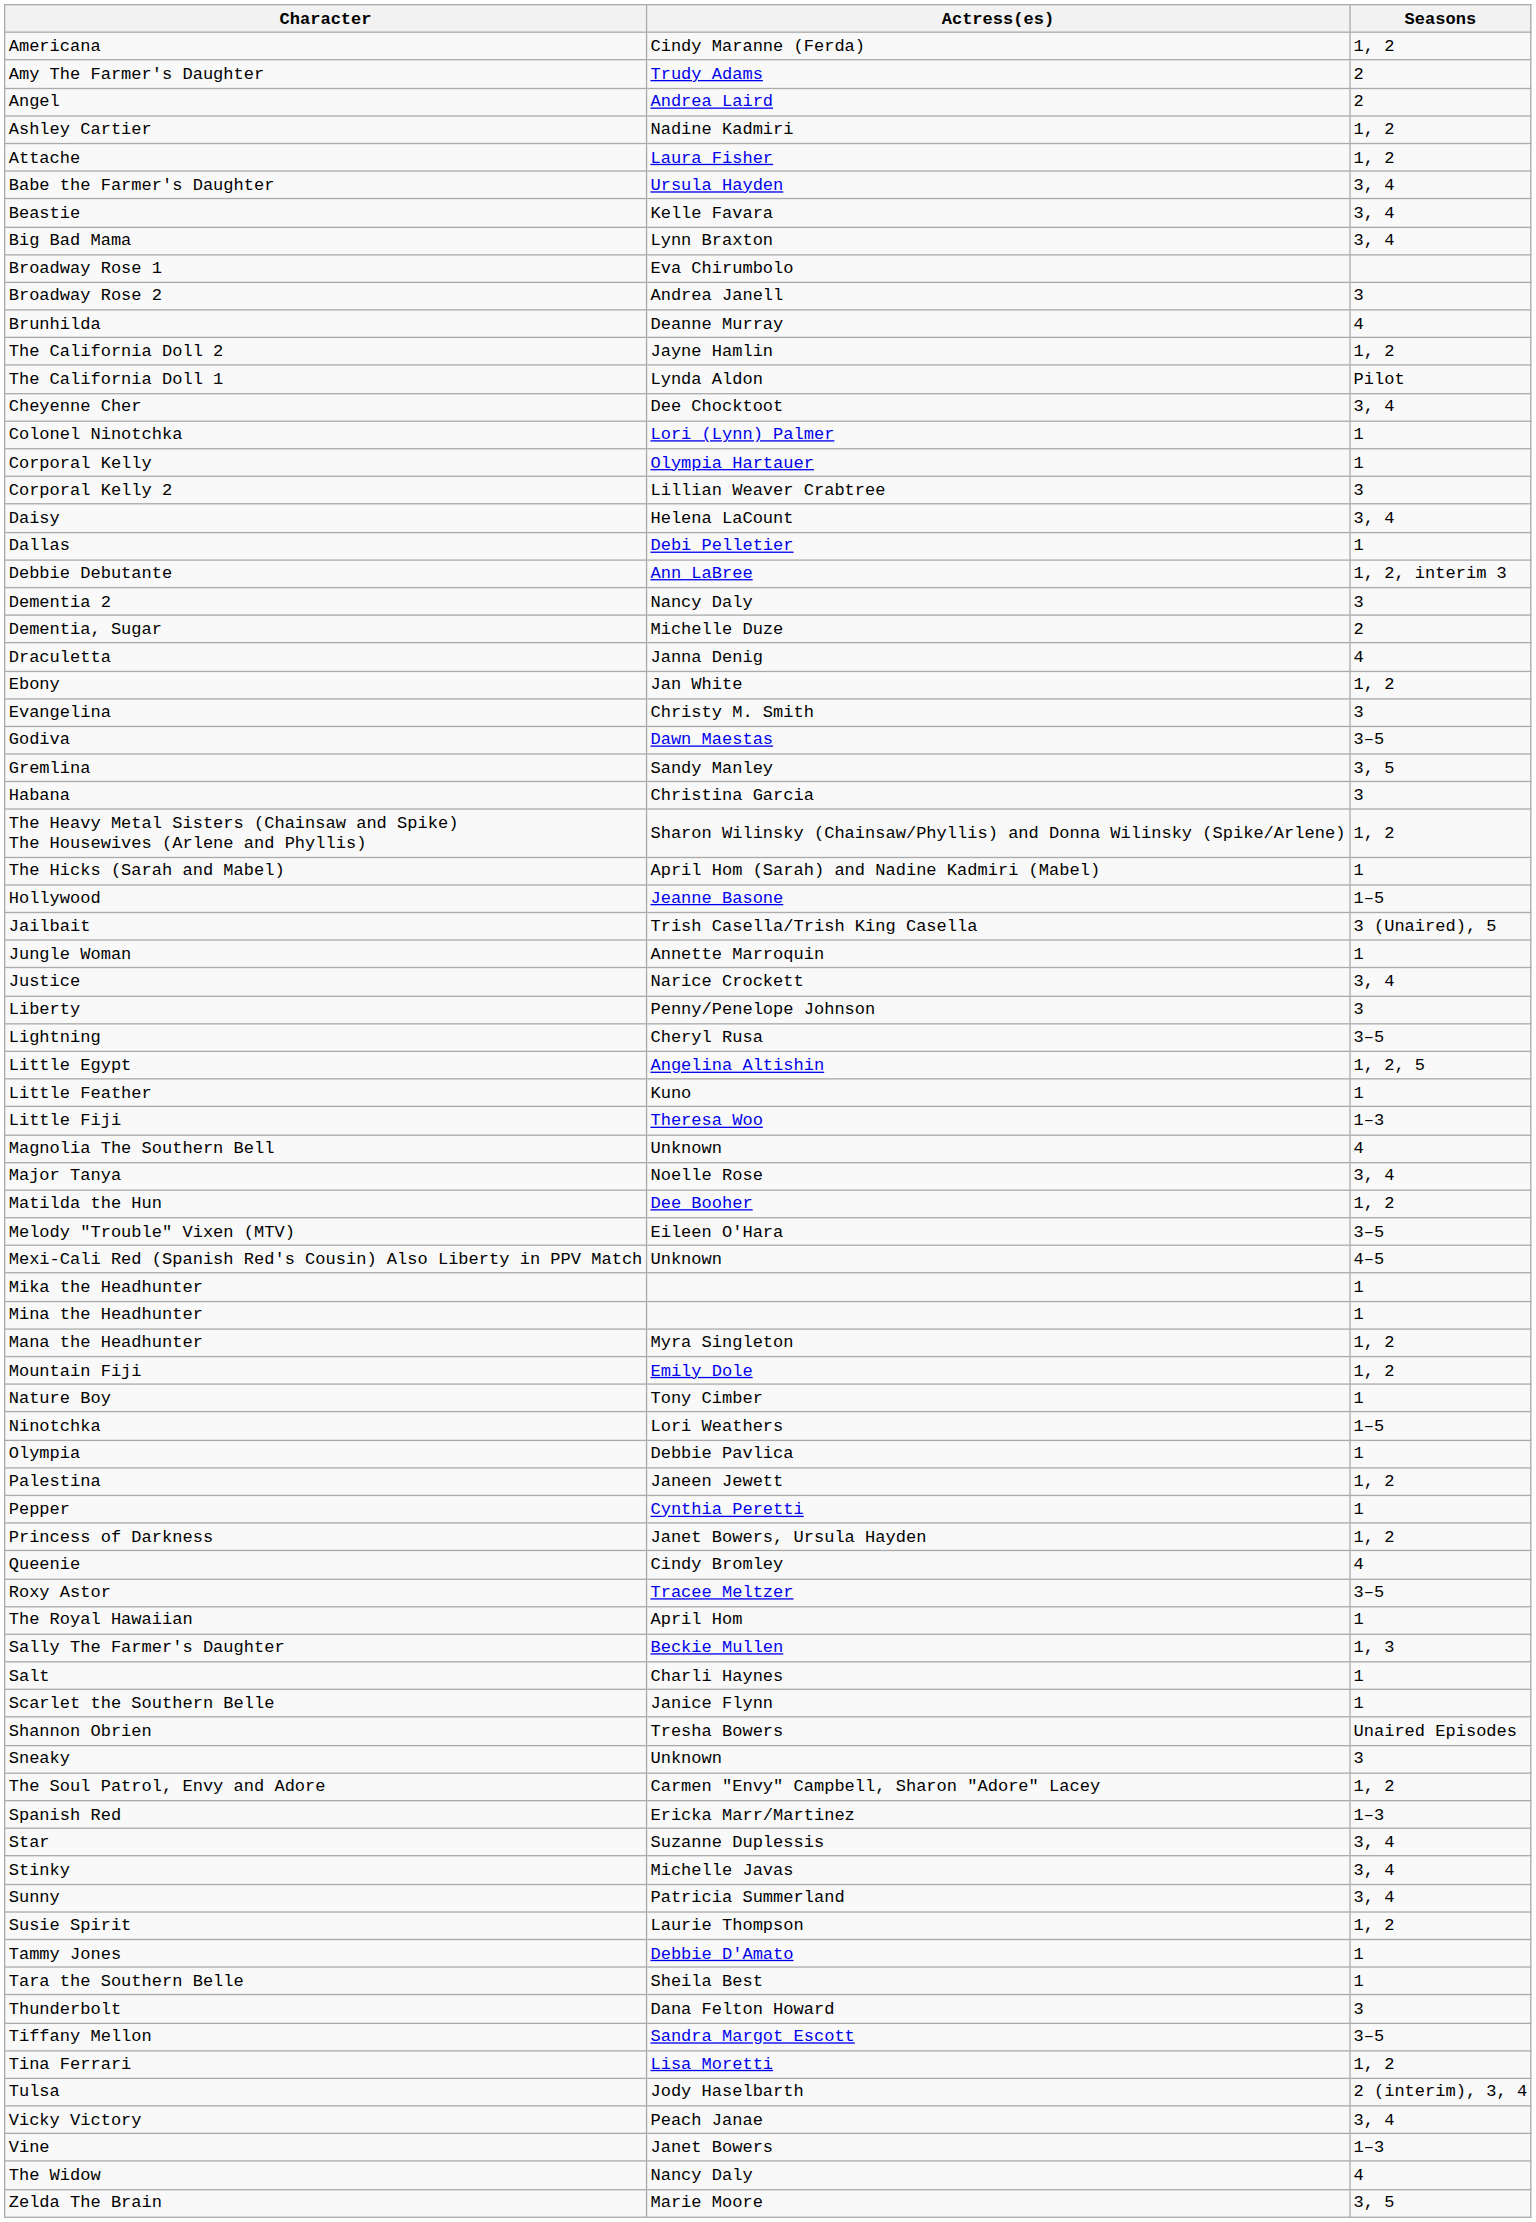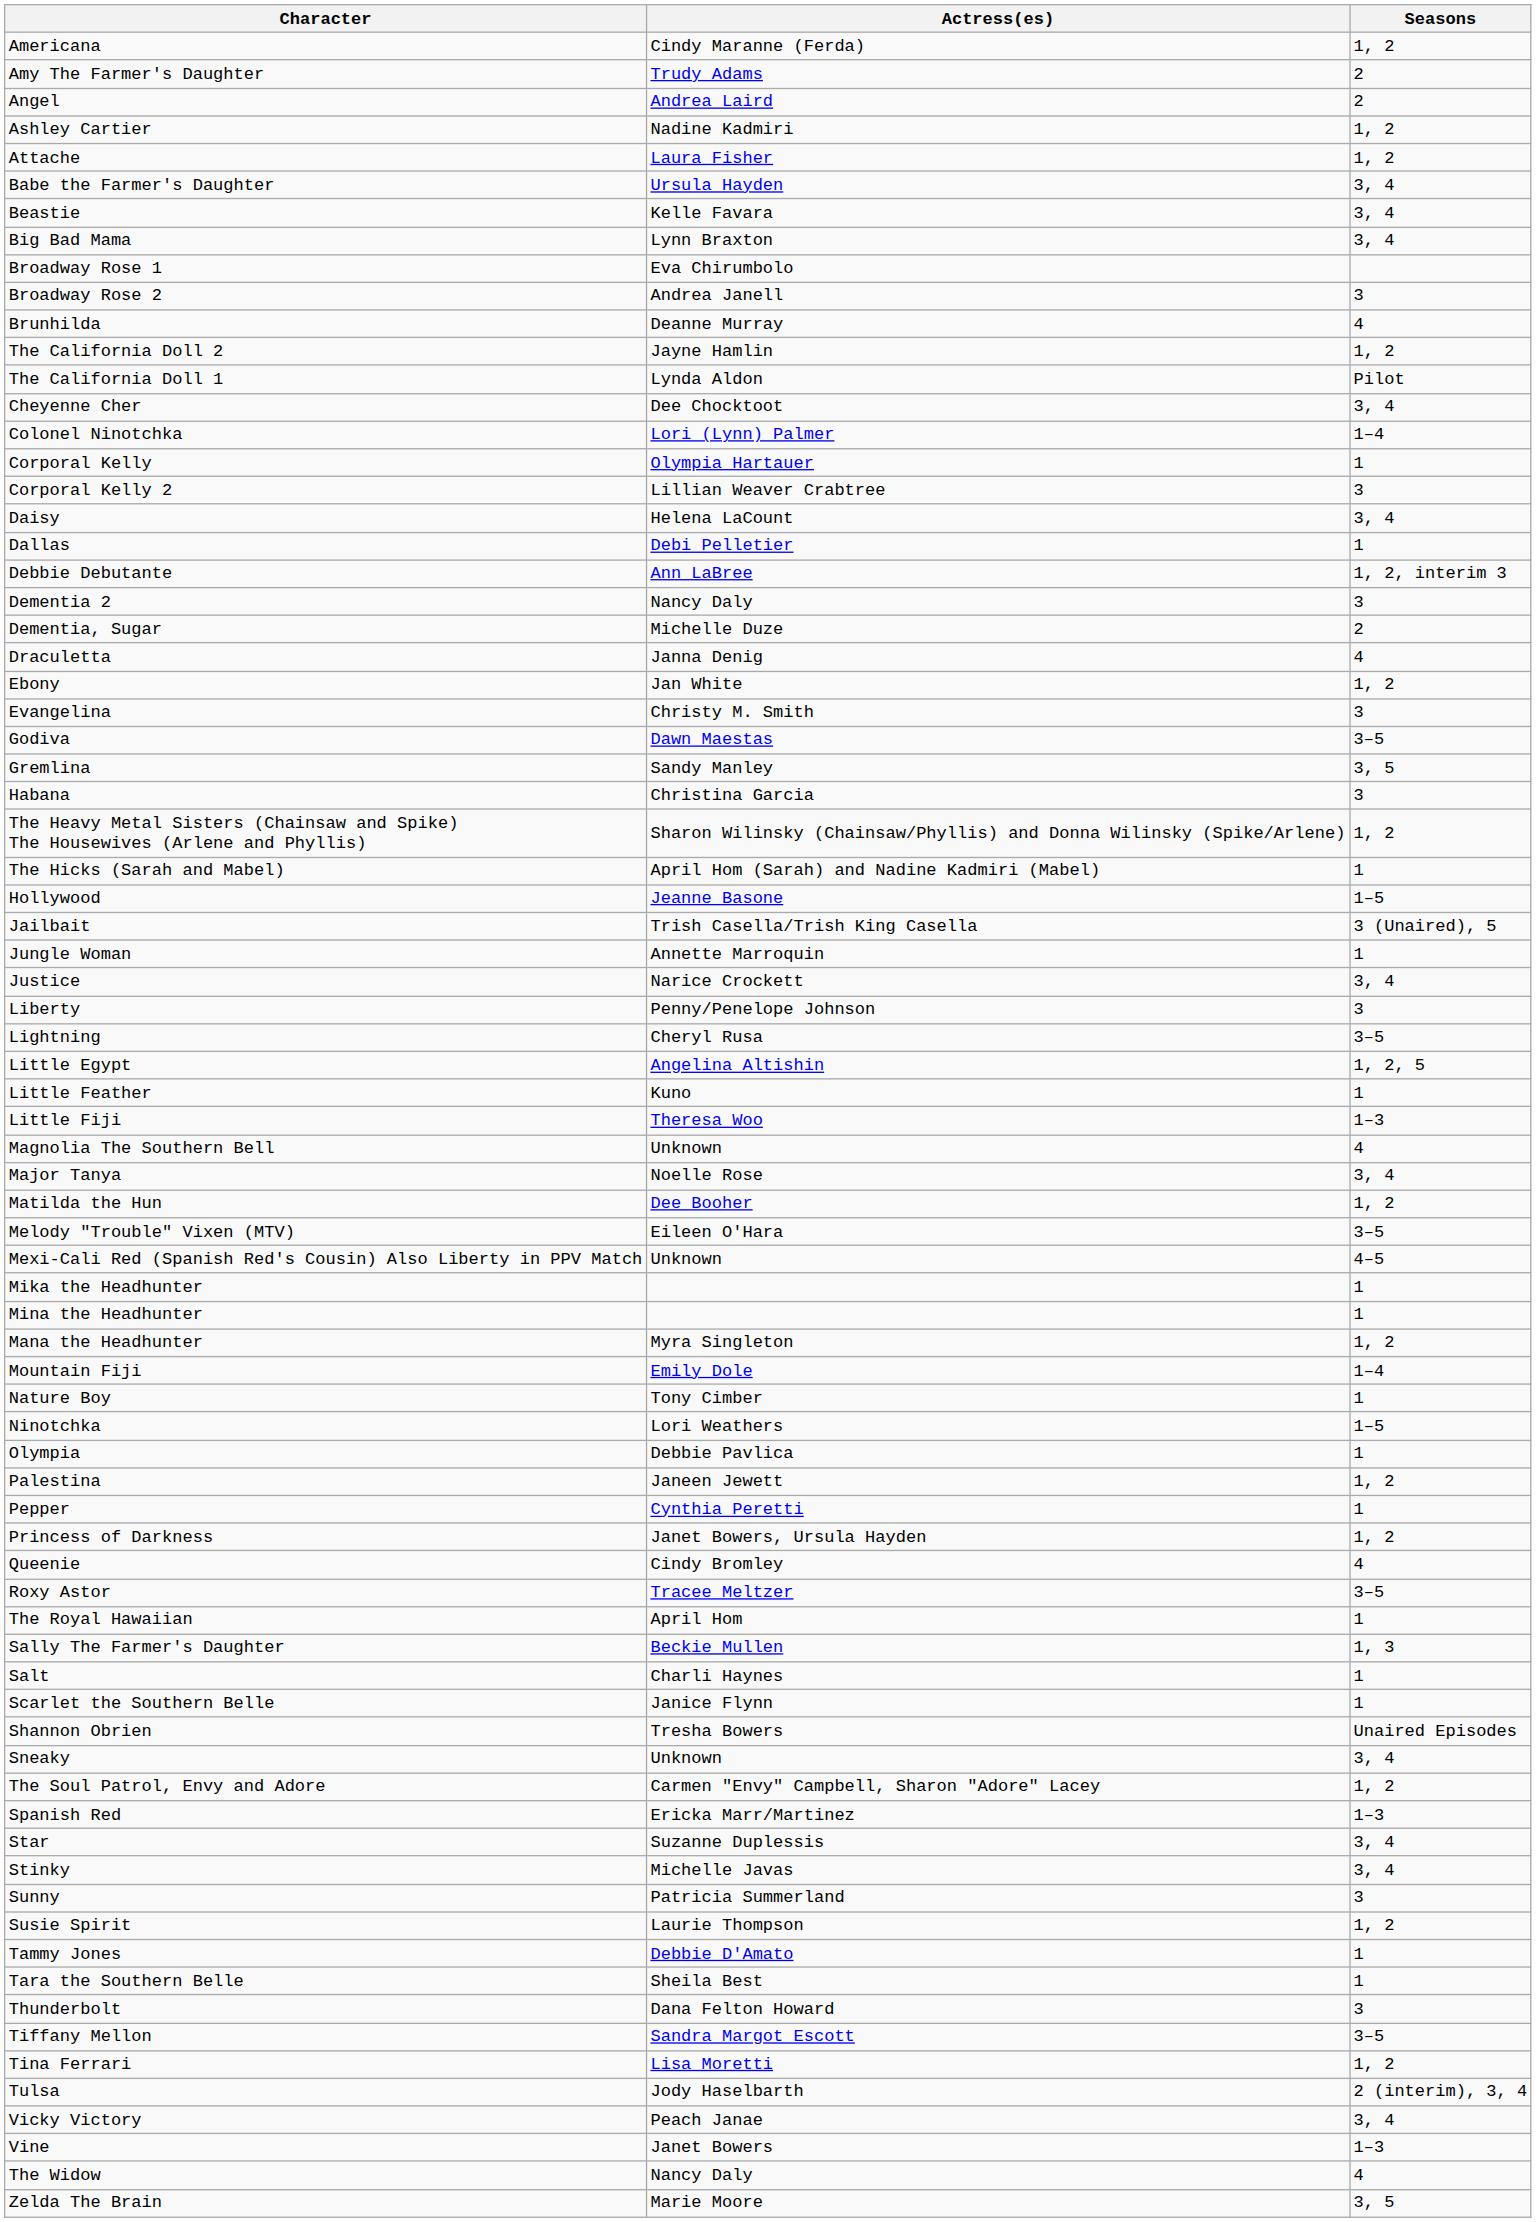(1359, 435) 1 -> (1369, 435) 1–4
(1374, 1370) 1, 2 -> (1369, 1370) 1–4
(1359, 1759) 3 -> (1374, 1759) 3, 4
(1374, 1898) 3, 4 -> (1359, 1898) 3
